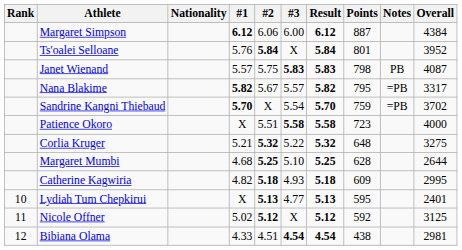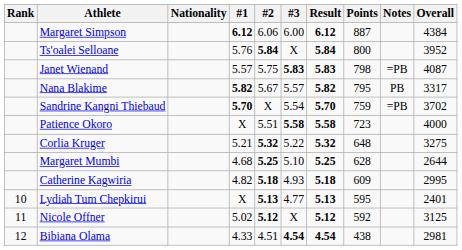(362, 50) 801 -> (362, 50) 800
(397, 69) PB -> (397, 69) =PB
(397, 87) =PB -> (397, 87) PB
